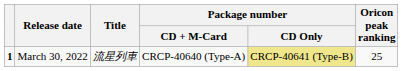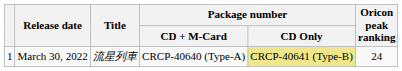(10, 56) bold -> (10, 56) normal
(377, 56) 25 -> (377, 56) 24
